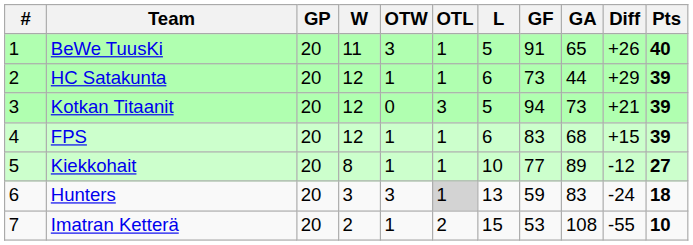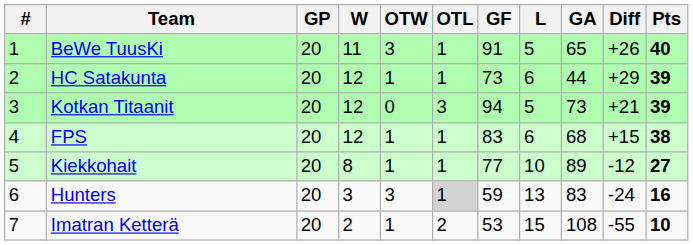columns swapped: (499, 19) <-> (541, 19)
(660, 136) 39 -> (660, 136) 38
(660, 195) 18 -> (660, 195) 16
